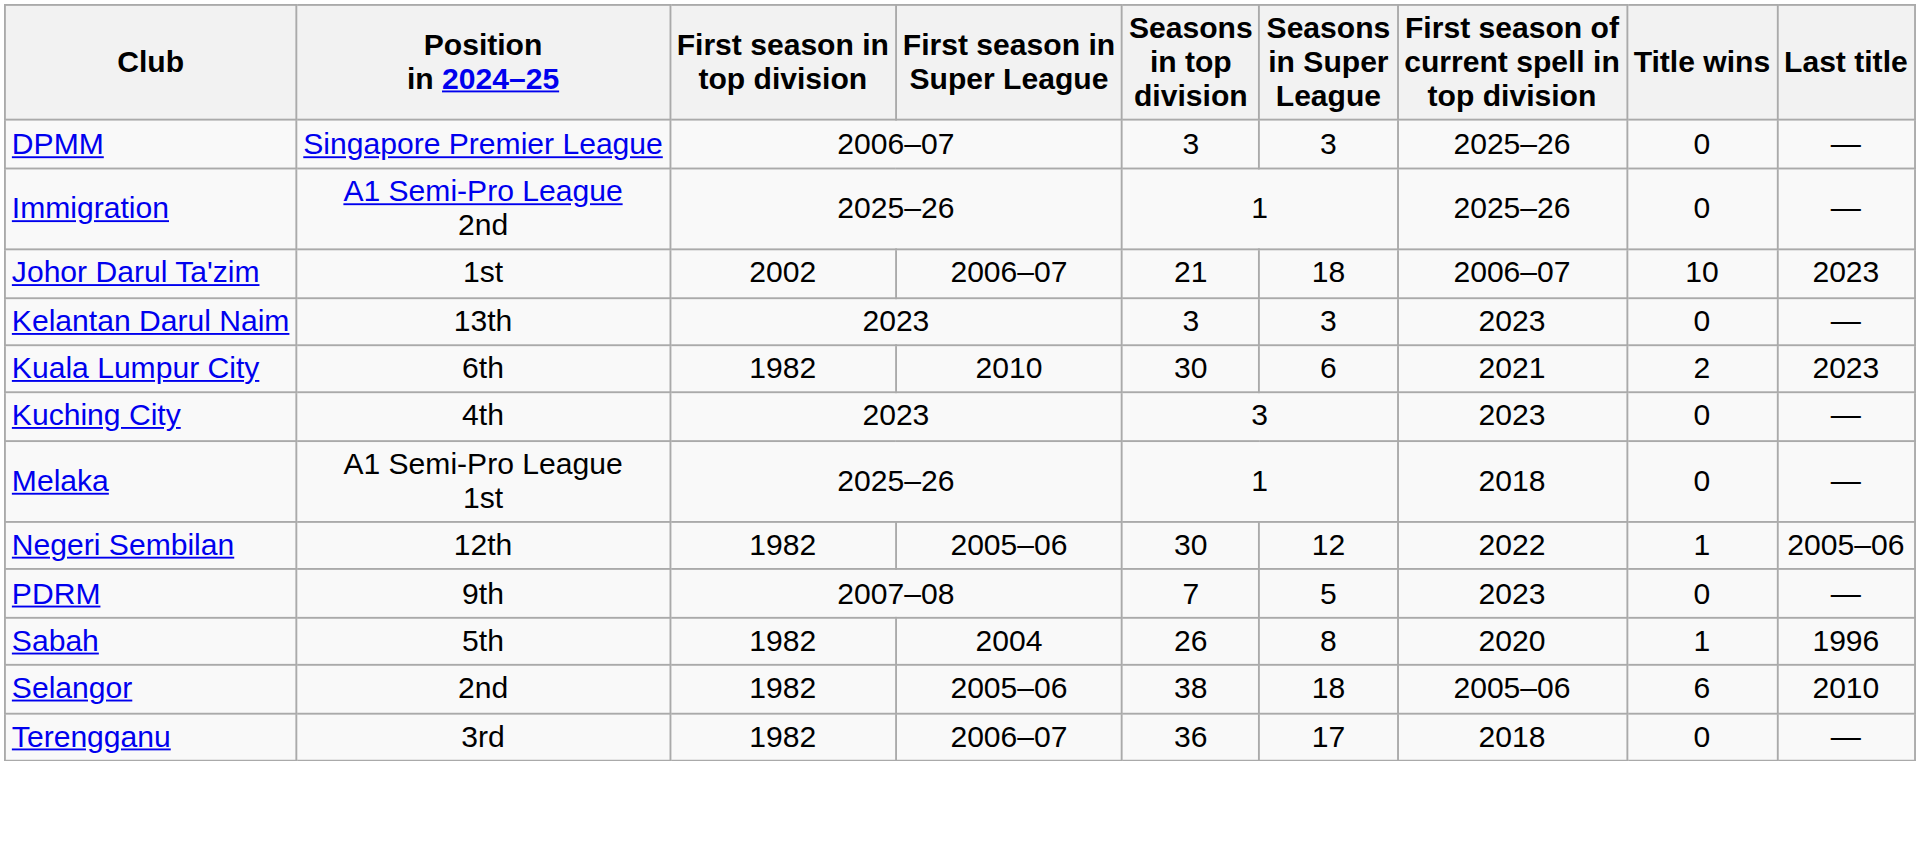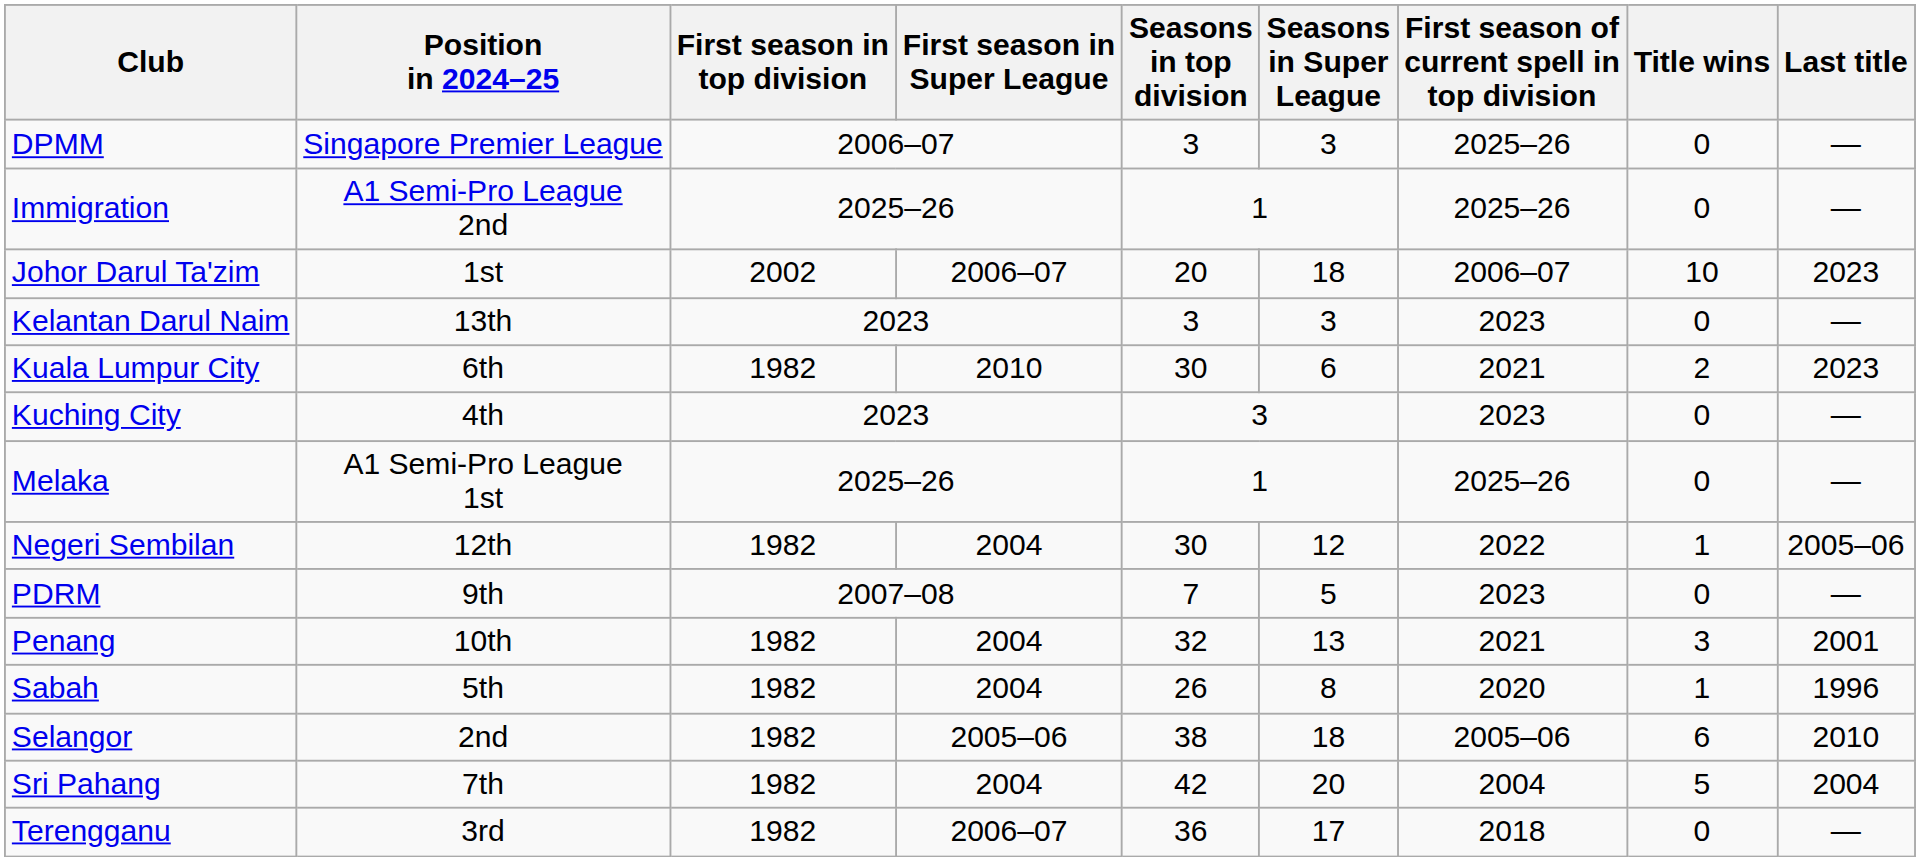(1191, 272) 21 -> (1191, 272) 20
(1512, 480) 2018 -> (1512, 480) 2025–26
(1009, 545) 2005–06 -> (1009, 545) 2004
+ row: (64, 640)
+ row: (86, 783)
